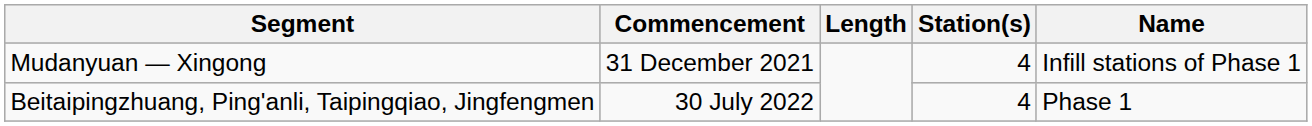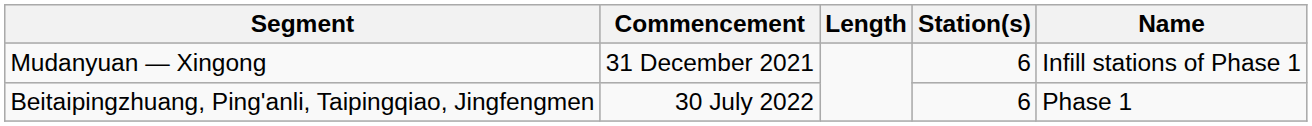(1024, 62) 4 -> (1024, 62) 6
(1024, 101) 4 -> (1024, 101) 6
